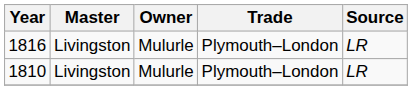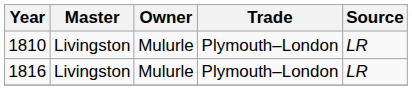rows swapped: (27, 71) <-> (27, 44)
